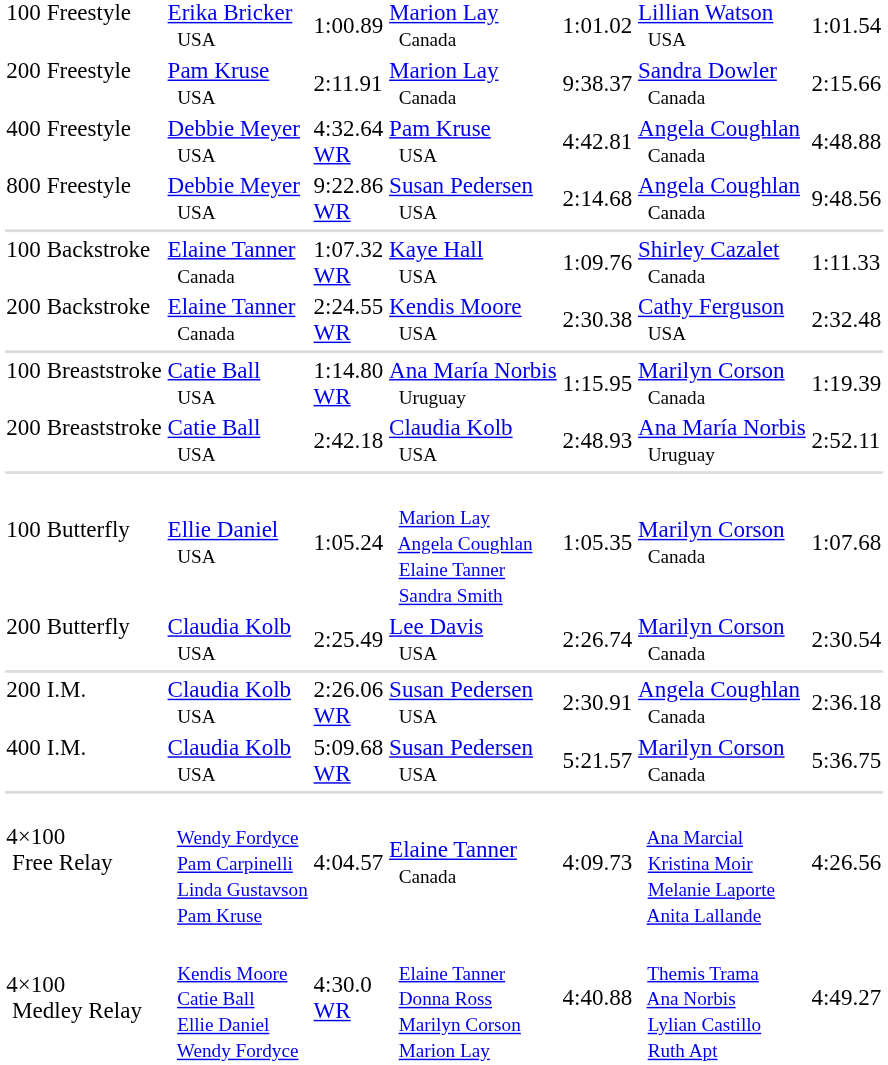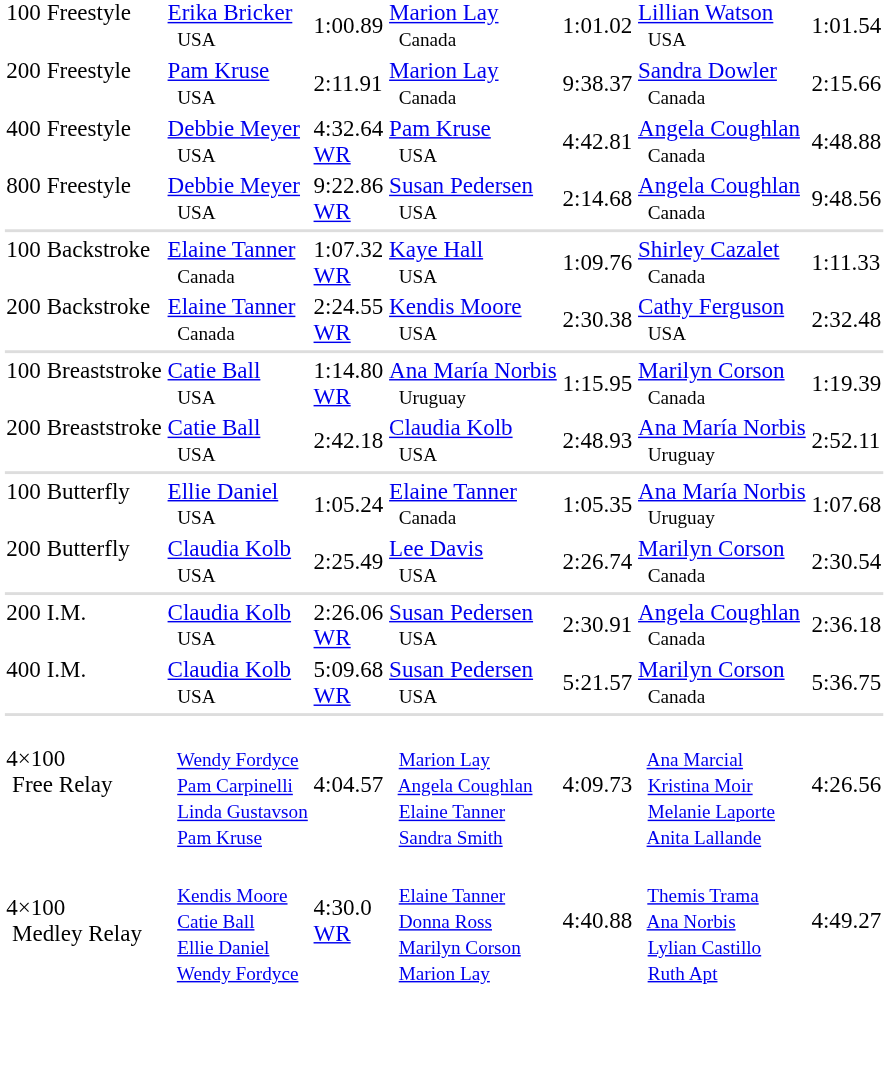(461, 557) Marion Lay Angela Coughlan Elaine Tanner Sandra Smith -> (453, 504) Elaine Tanner Canada
(711, 542) Marilyn Corson Canada -> (722, 504) Ana María Norbis Uruguay
(453, 862) Elaine Tanner Canada -> (461, 799) Marion Lay Angela Coughlan Elaine Tanner Sandra Smith
